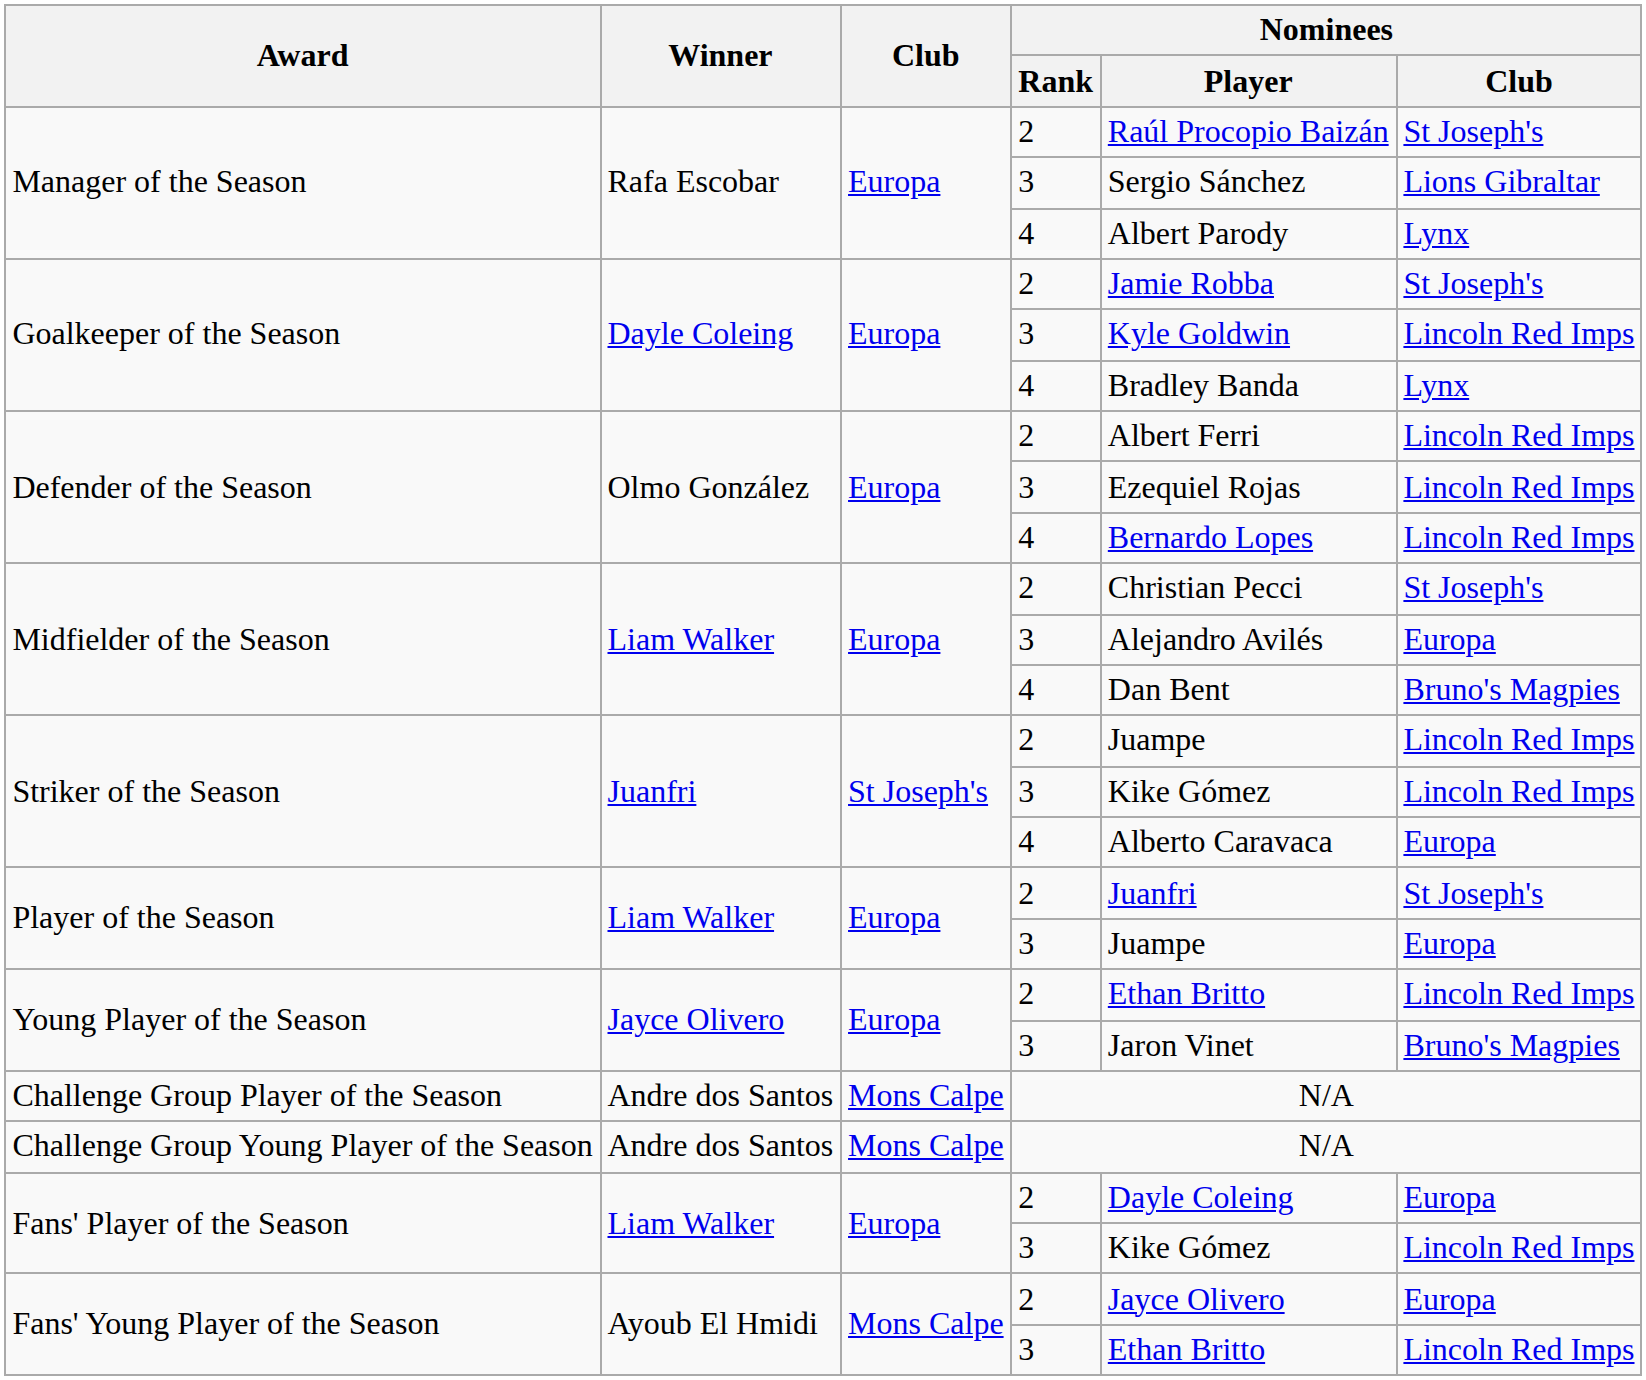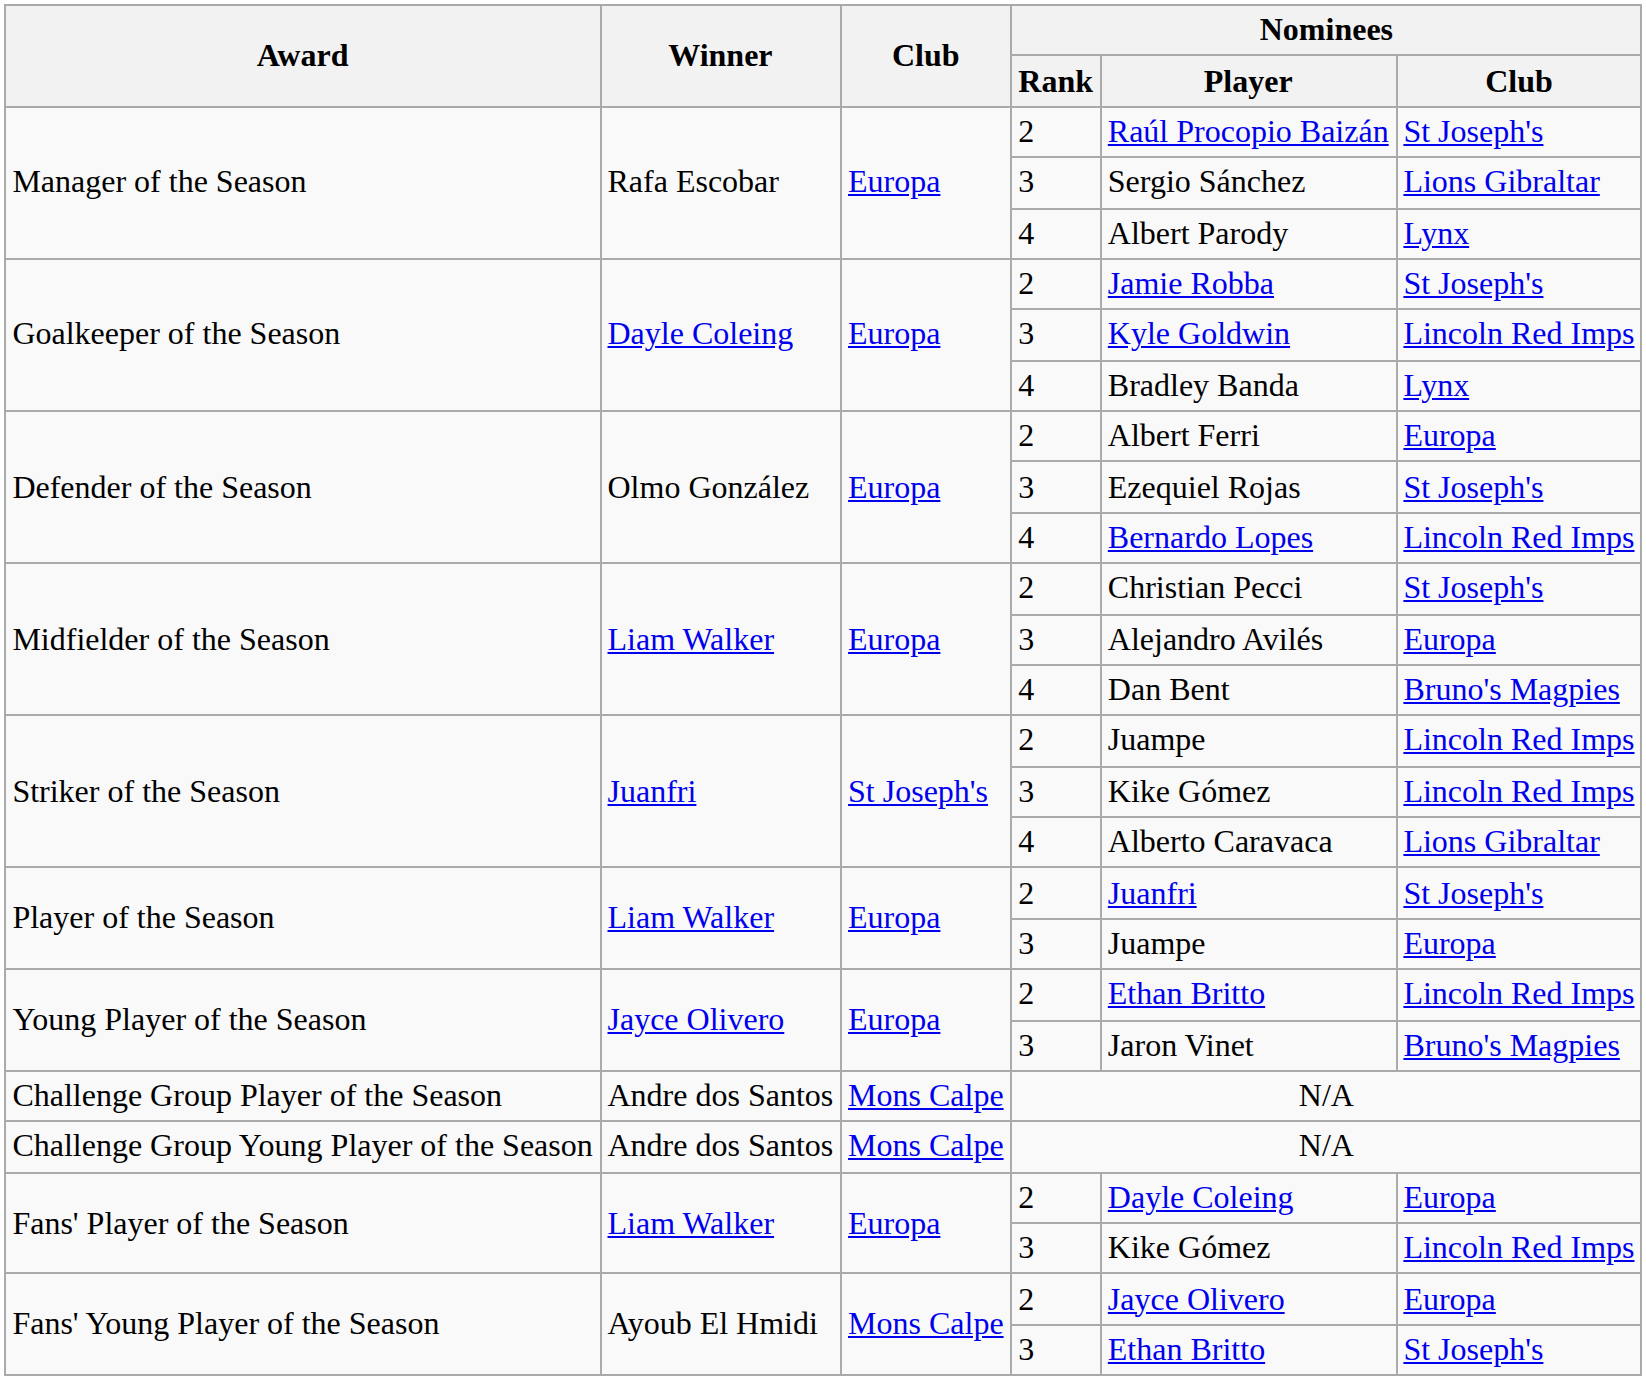(1519, 435) Lincoln Red Imps -> (1450, 435) Europa
(1519, 486) Lincoln Red Imps -> (1473, 486) St Joseph's
(1450, 841) Europa -> (1502, 841) Lions Gibraltar
(1519, 1349) Lincoln Red Imps -> (1473, 1349) St Joseph's
